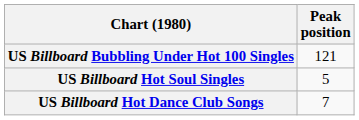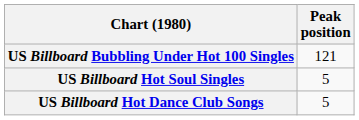(326, 102) 7 -> (326, 102) 5
